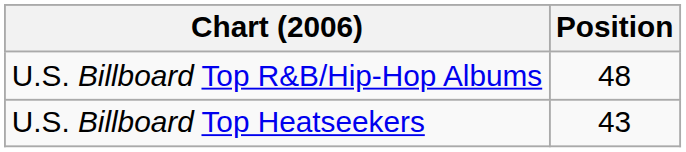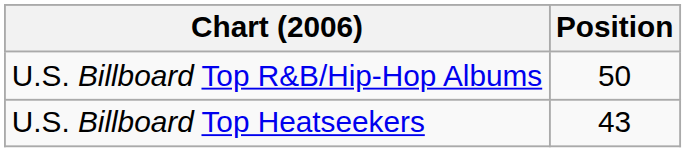(615, 75) 48 -> (615, 75) 50
